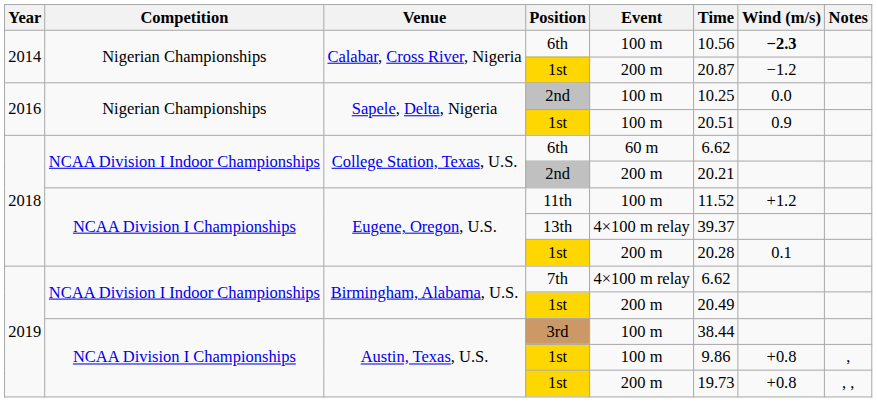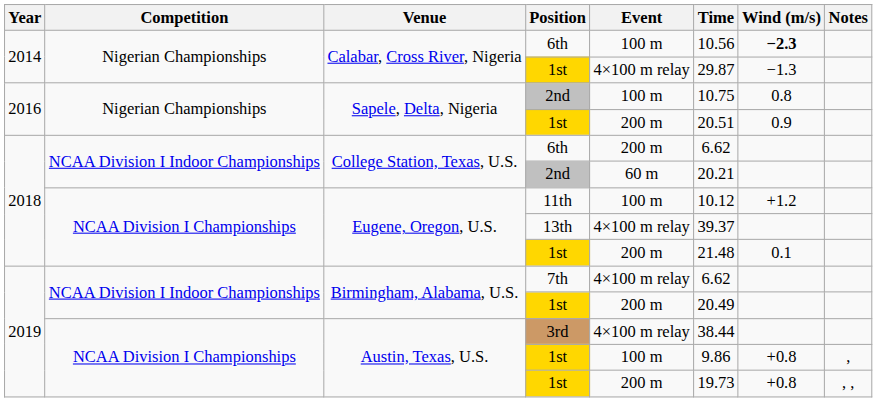(642, 69) 200 m -> (642, 69) 4×100 m relay
(716, 69) 20.87 -> (716, 69) 29.87
(782, 69) −1.2 -> (782, 69) −1.3
(716, 95) 10.25 -> (716, 95) 10.75
(782, 95) 0.0 -> (782, 95) 0.8
(642, 122) 100 m -> (642, 122) 200 m
(642, 148) 60 m -> (642, 148) 200 m
(642, 174) 200 m -> (642, 174) 60 m
(716, 200) 11.52 -> (716, 200) 10.12
(716, 252) 20.28 -> (716, 252) 21.48
(642, 331) 100 m -> (642, 331) 4×100 m relay
